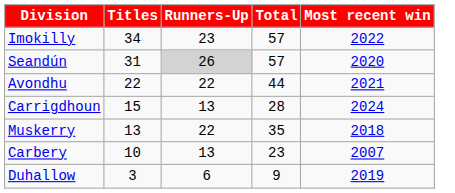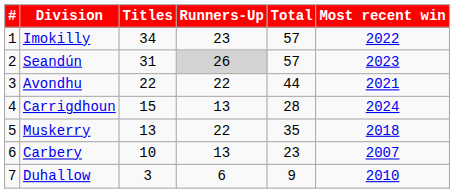+ column: (12, 16)
(367, 62) 2020 -> (383, 62) 2023
(367, 176) 2019 -> (383, 176) 2010
